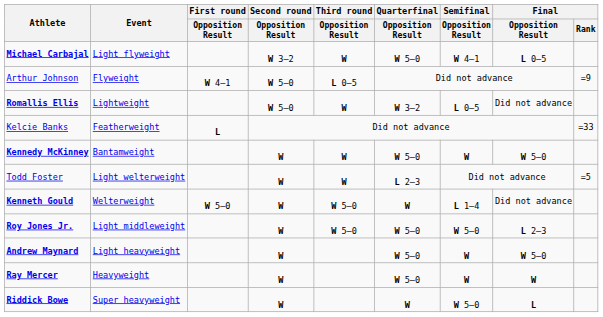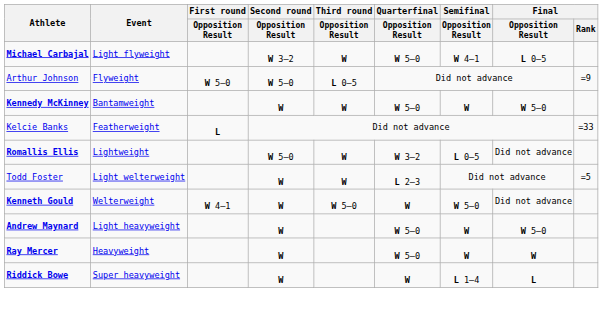(218, 83) W 4–1 -> (218, 83) W 5–0
rows swapped: (48, 152) <-> (42, 103)
(218, 206) W 5–0 -> (218, 206) W 4–1
(467, 206) L 1–4 -> (467, 206) W 5–0
- row: (40, 226)
(467, 304) W 5–0 -> (467, 280) L 1–4
